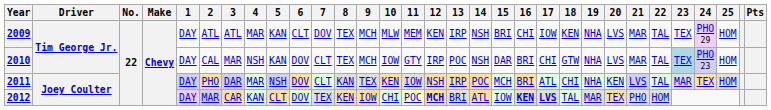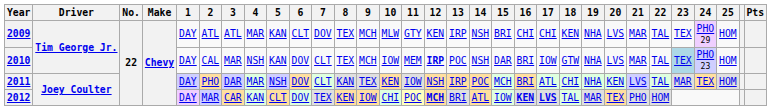(413, 34) MEM -> (413, 34) GTY
(548, 34) IOW -> (548, 34) CHI
(413, 60) GTY -> (413, 60) MEM
(435, 60) normal -> (435, 60) bold
(548, 60) CHI -> (548, 60) IOW
